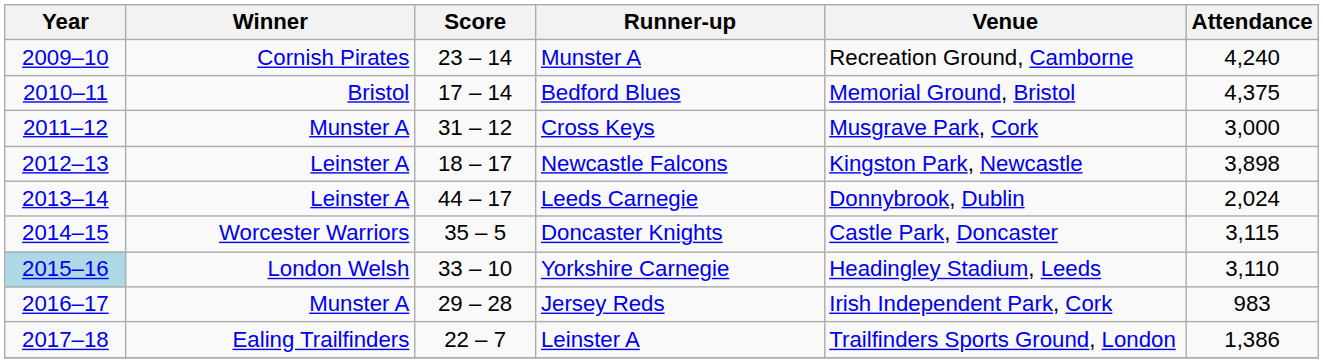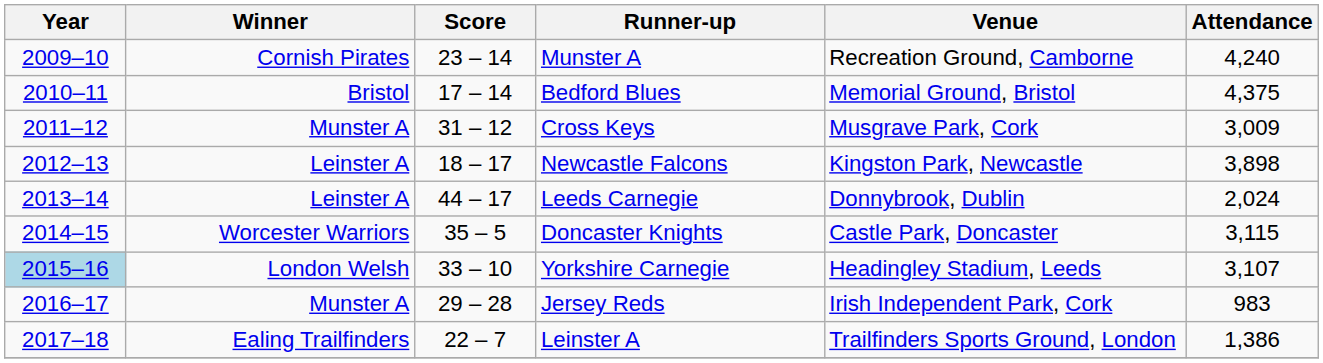(1252, 127) 3,000 -> (1252, 127) 3,009
(1252, 269) 3,110 -> (1252, 269) 3,107
